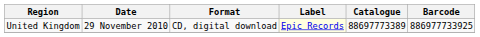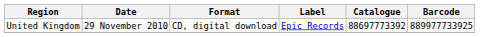(377, 26) 88697773389 -> (377, 26) 88697773392
(441, 26) 886977733925 -> (441, 26) 889977733925
